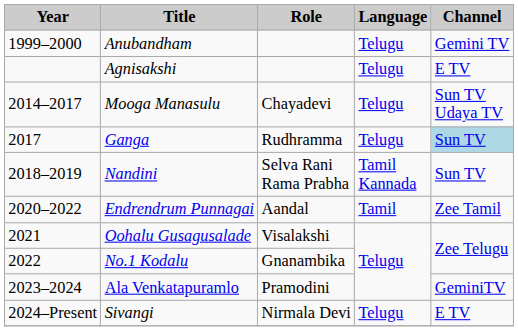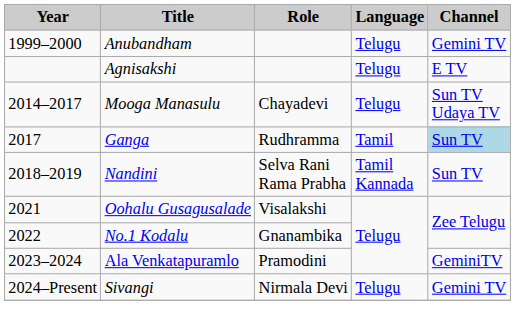(381, 139) Telugu -> (374, 139) Tamil
- row: (179, 209)
(453, 312) E TV -> (469, 287) Gemini TV
